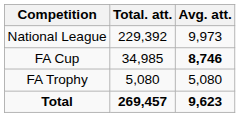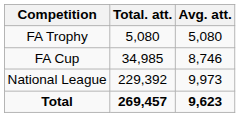rows swapped: (57, 36) <-> (57, 79)
(205, 58) bold -> (205, 58) normal
